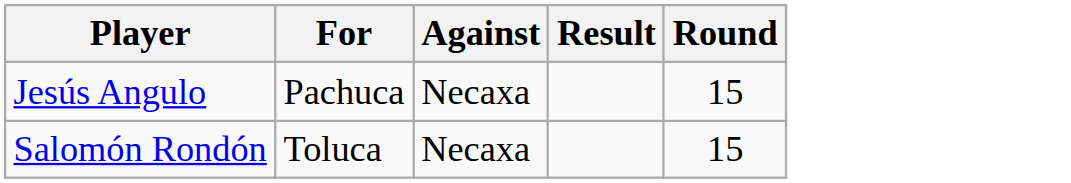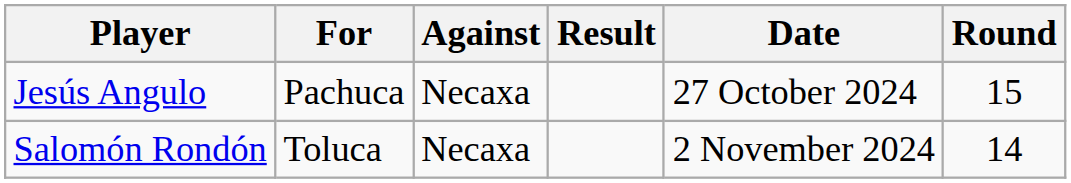+ column: (804, 33)
(725, 148) 15 -> (1004, 148) 14
